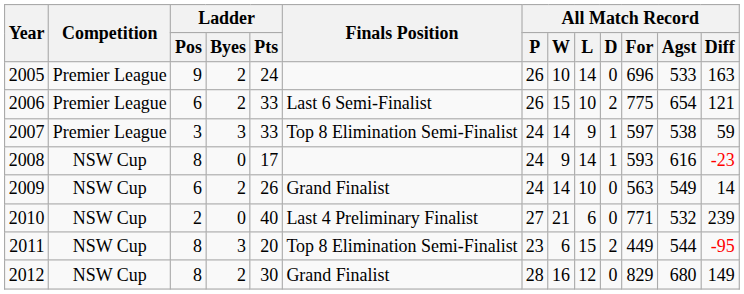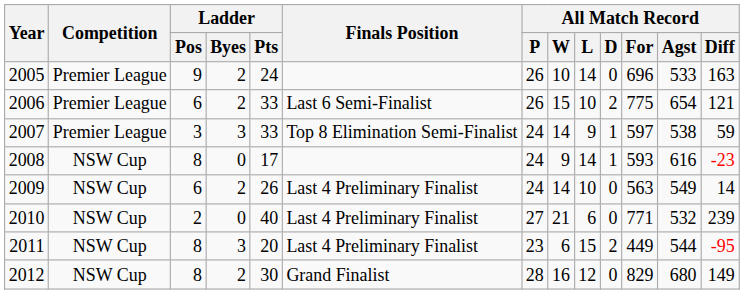(338, 189) Grand Finalist -> (382, 189) Last 4 Preliminary Finalist
(402, 246) Top 8 Elimination Semi-Finalist -> (382, 246) Last 4 Preliminary Finalist
